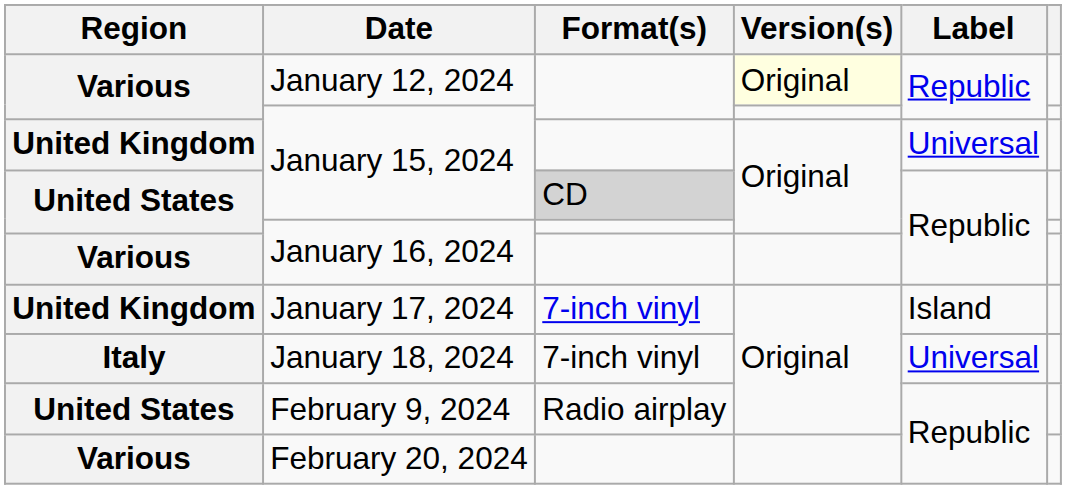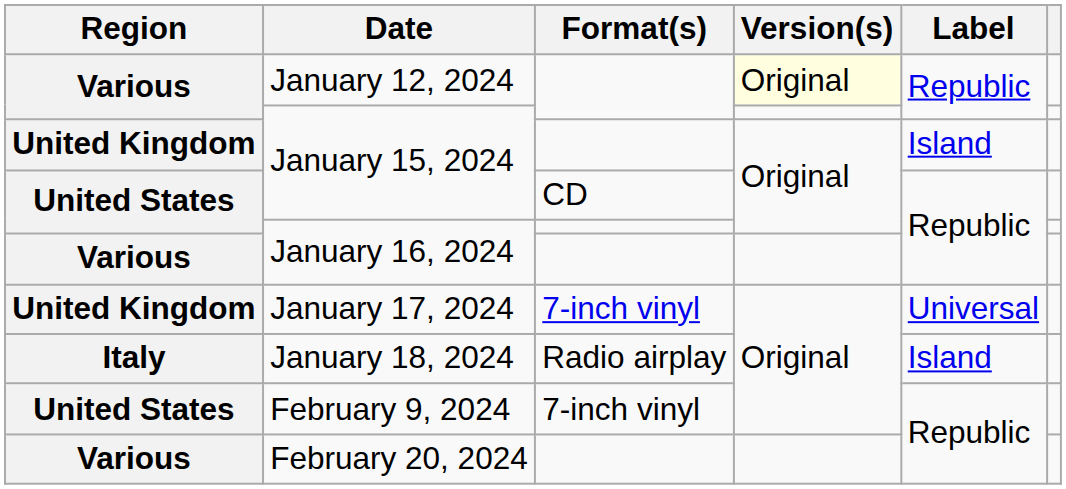(973, 144) Universal -> (950, 144) Island
(565, 193) lightgrey background -> (565, 193) no background
(950, 308) Island -> (973, 308) Universal
(621, 358) 7-inch vinyl -> (634, 358) Radio airplay
(973, 358) Universal -> (950, 358) Island
(634, 408) Radio airplay -> (621, 408) 7-inch vinyl
